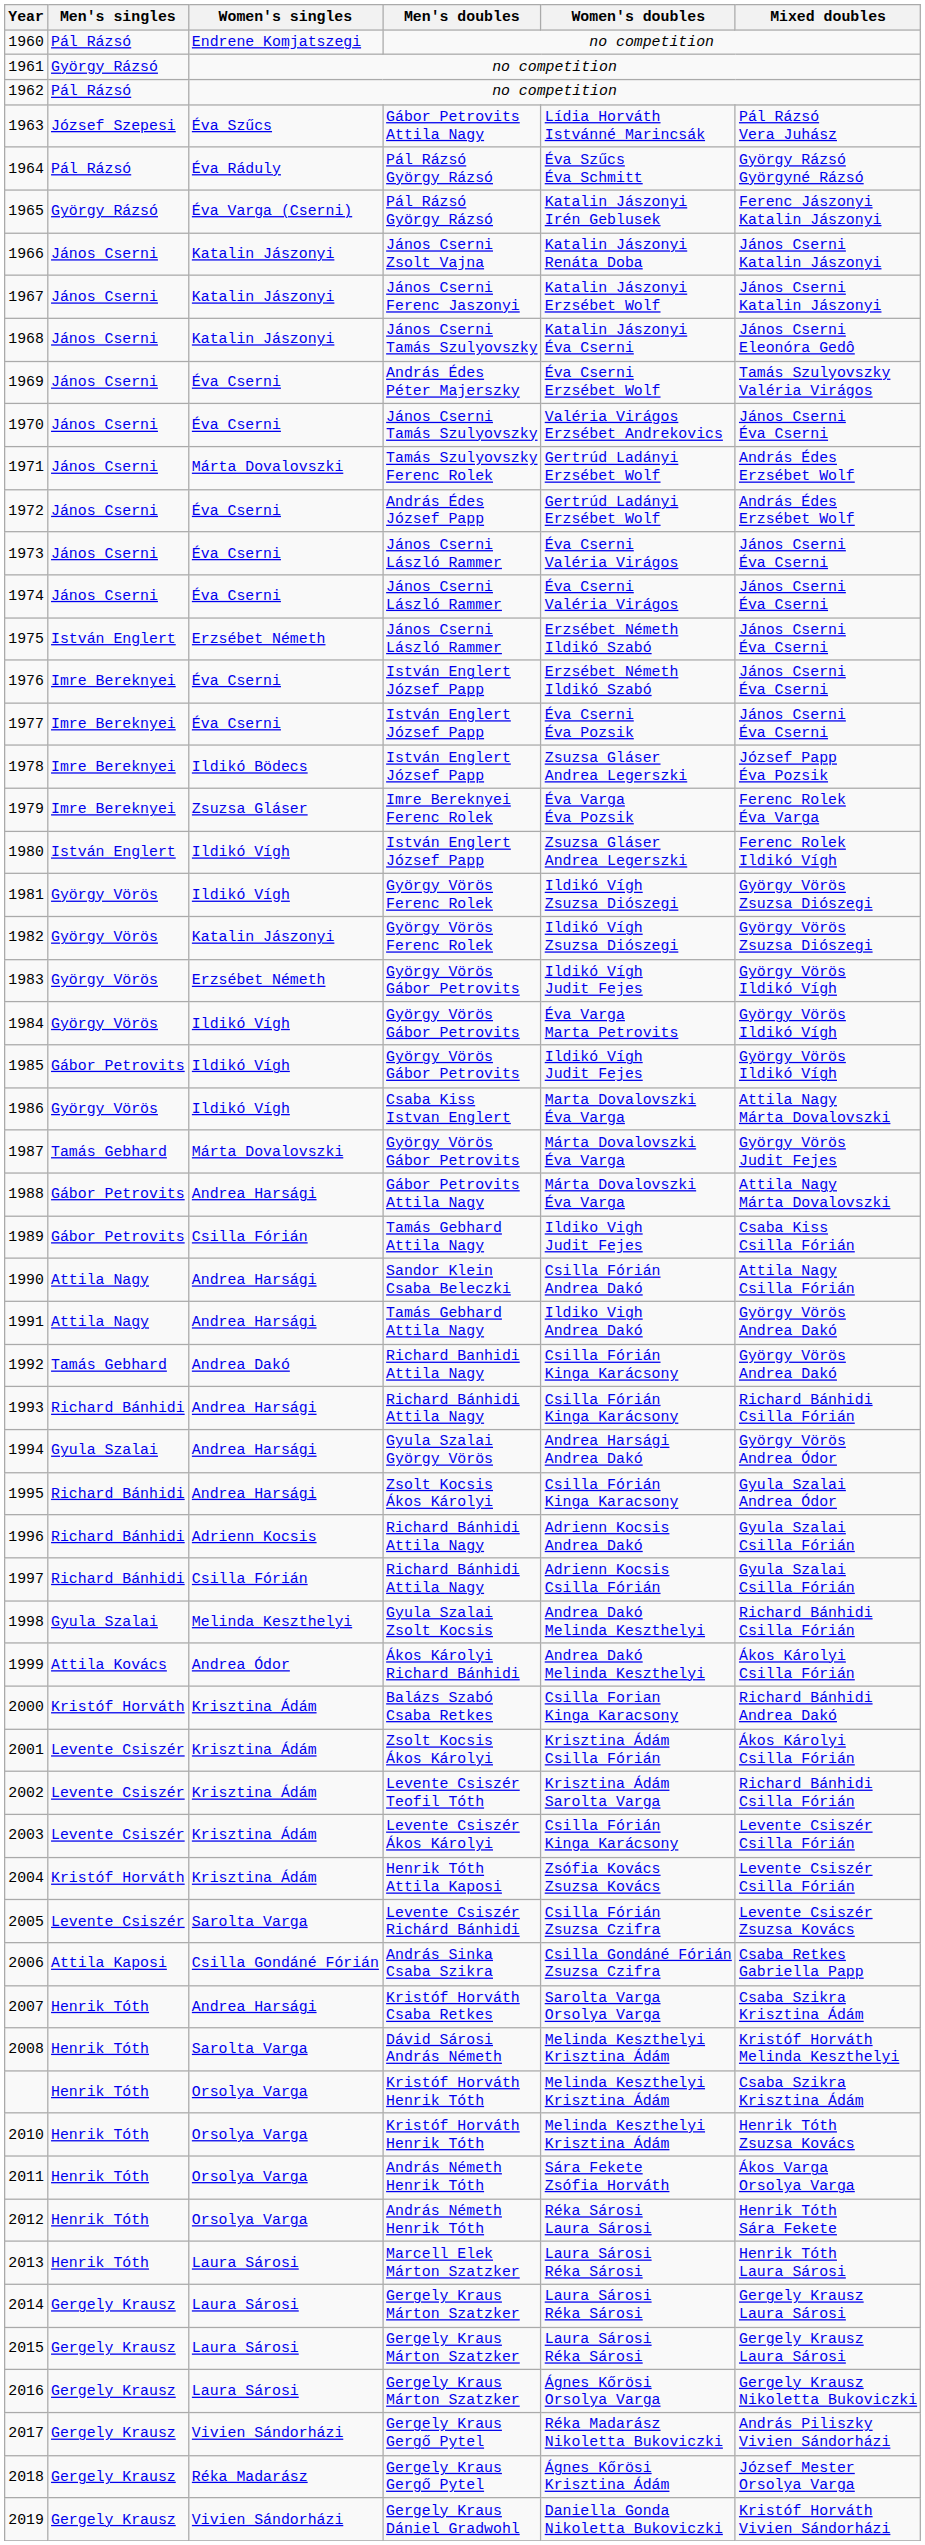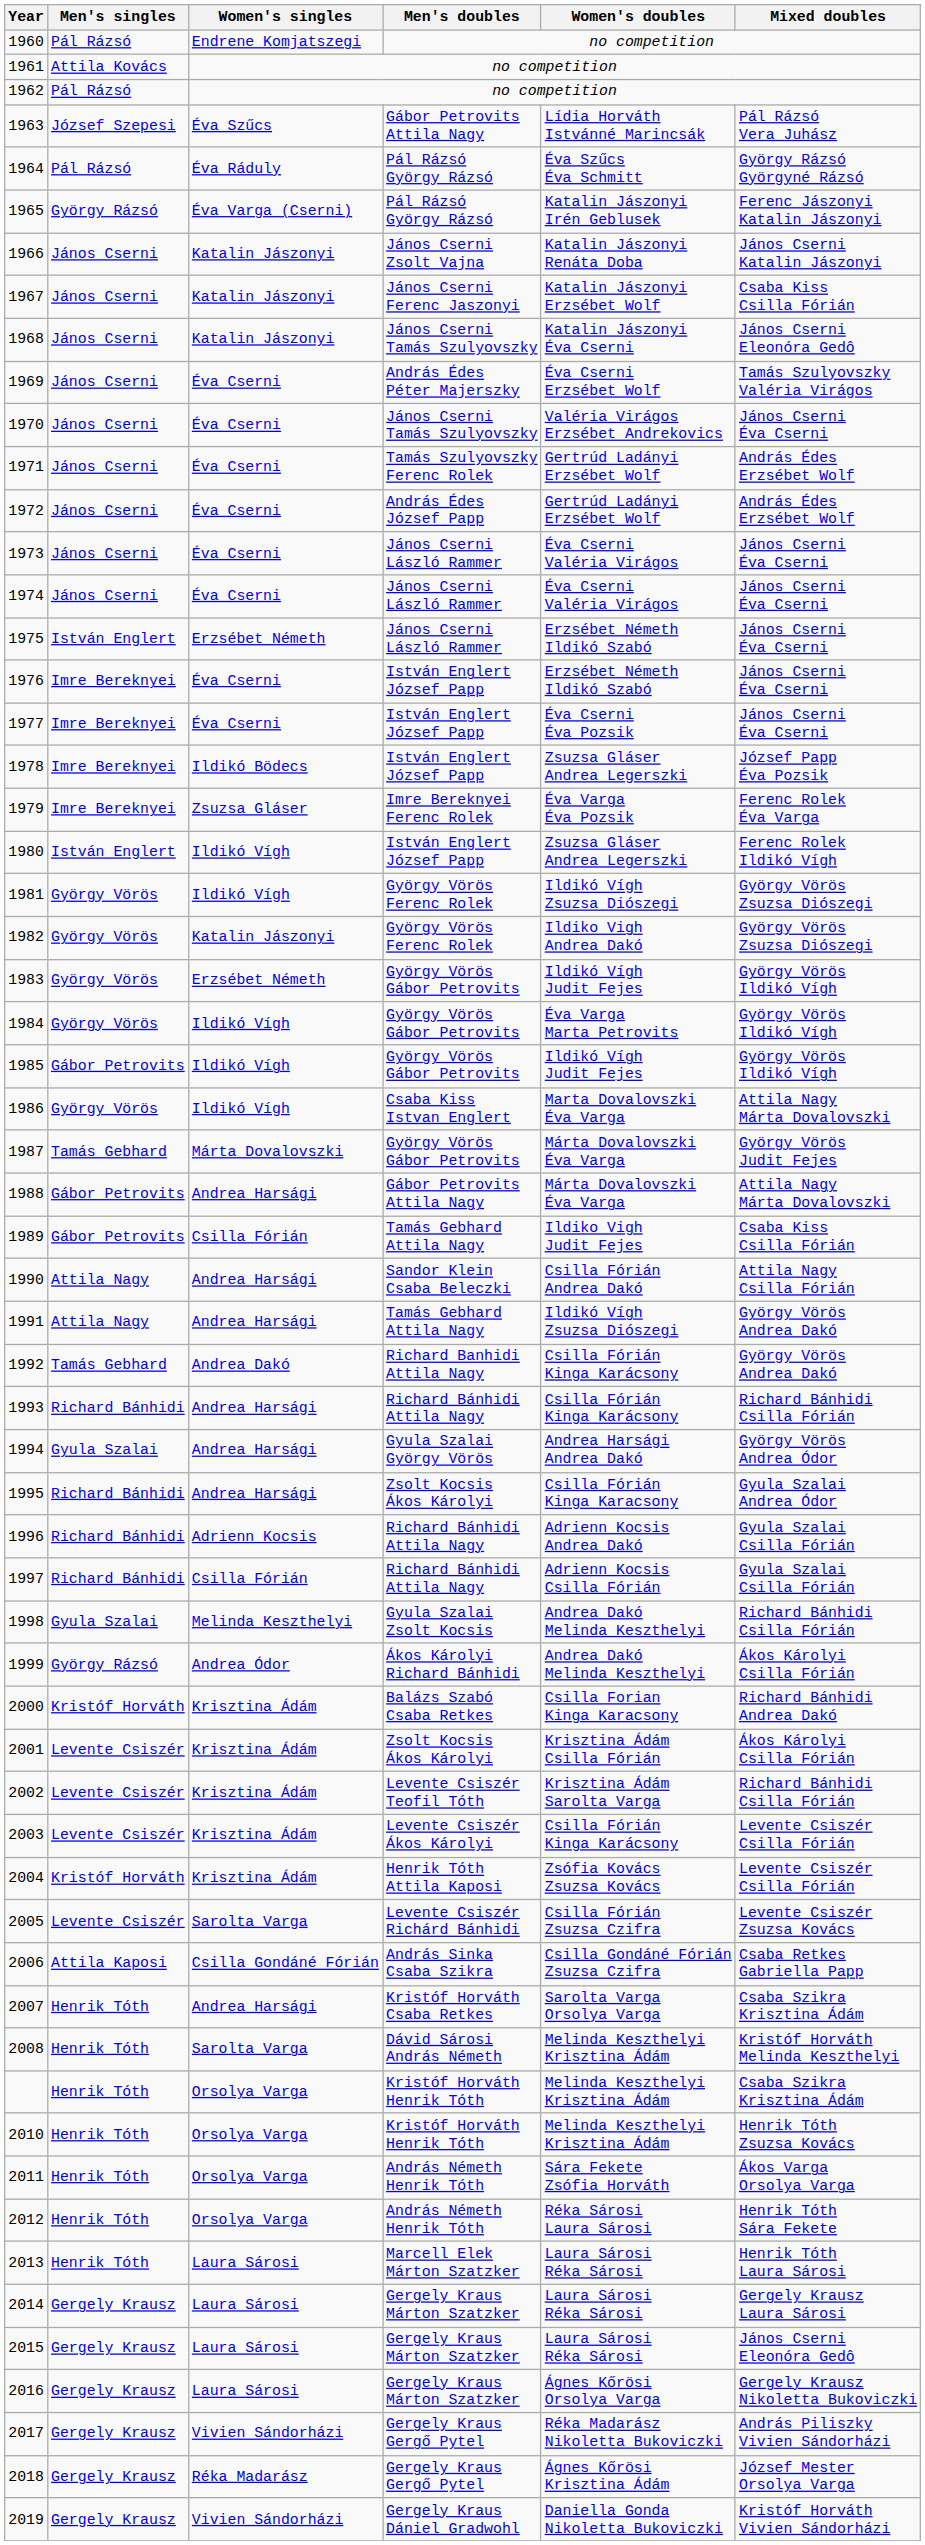(104, 67) György Rázsó -> (109, 67) Attila Kovács
(810, 297) János Cserni Katalin Jászonyi -> (797, 297) Csaba Kiss Csilla Fórián
(268, 467) Márta Dovalovszki -> (236, 467) Éva Cserni
(612, 938) Ildikó Vígh Zsuzsa Diószegi -> (594, 938) Ildiko Vigh Andrea Dakó
(594, 1322) Ildiko Vigh Andrea Dakó -> (612, 1322) Ildikó Vígh Zsuzsa Diószegi
(109, 1664) Attila Kovács -> (104, 1664) György Rázsó
(801, 2348) Gergely Krausz Laura Sárosi -> (797, 2348) János Cserni Eleonóra Gedô
